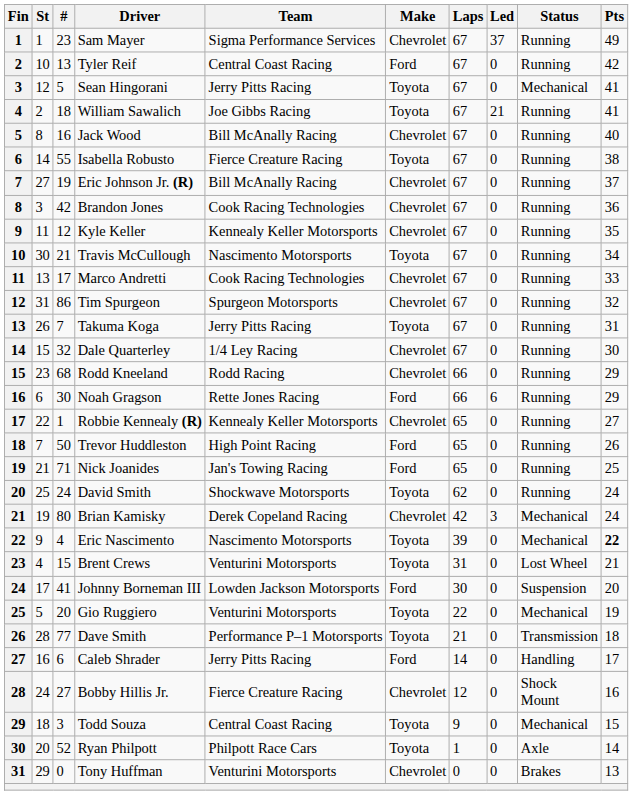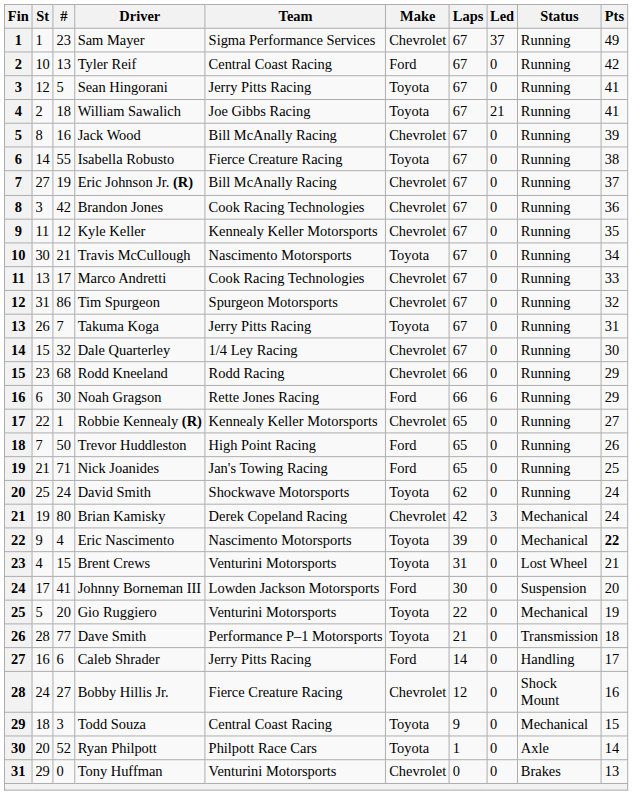(554, 88) Mechanical -> (546, 88) Running
(612, 135) 40 -> (612, 135) 39
